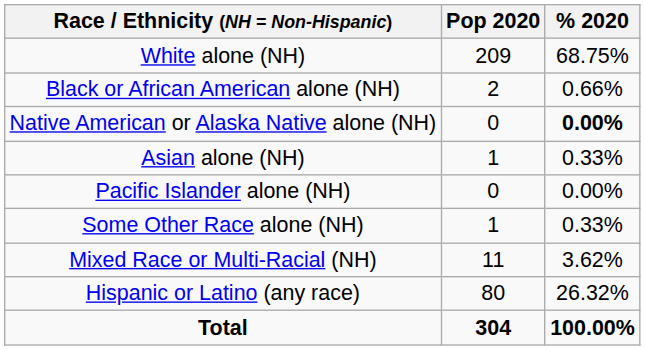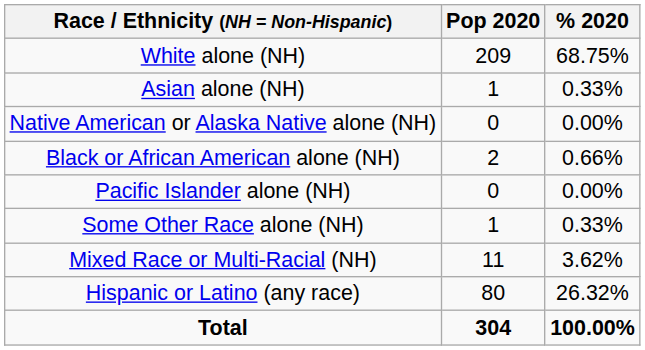rows swapped: (223, 89) <-> (223, 157)
(592, 123) bold -> (592, 123) normal
